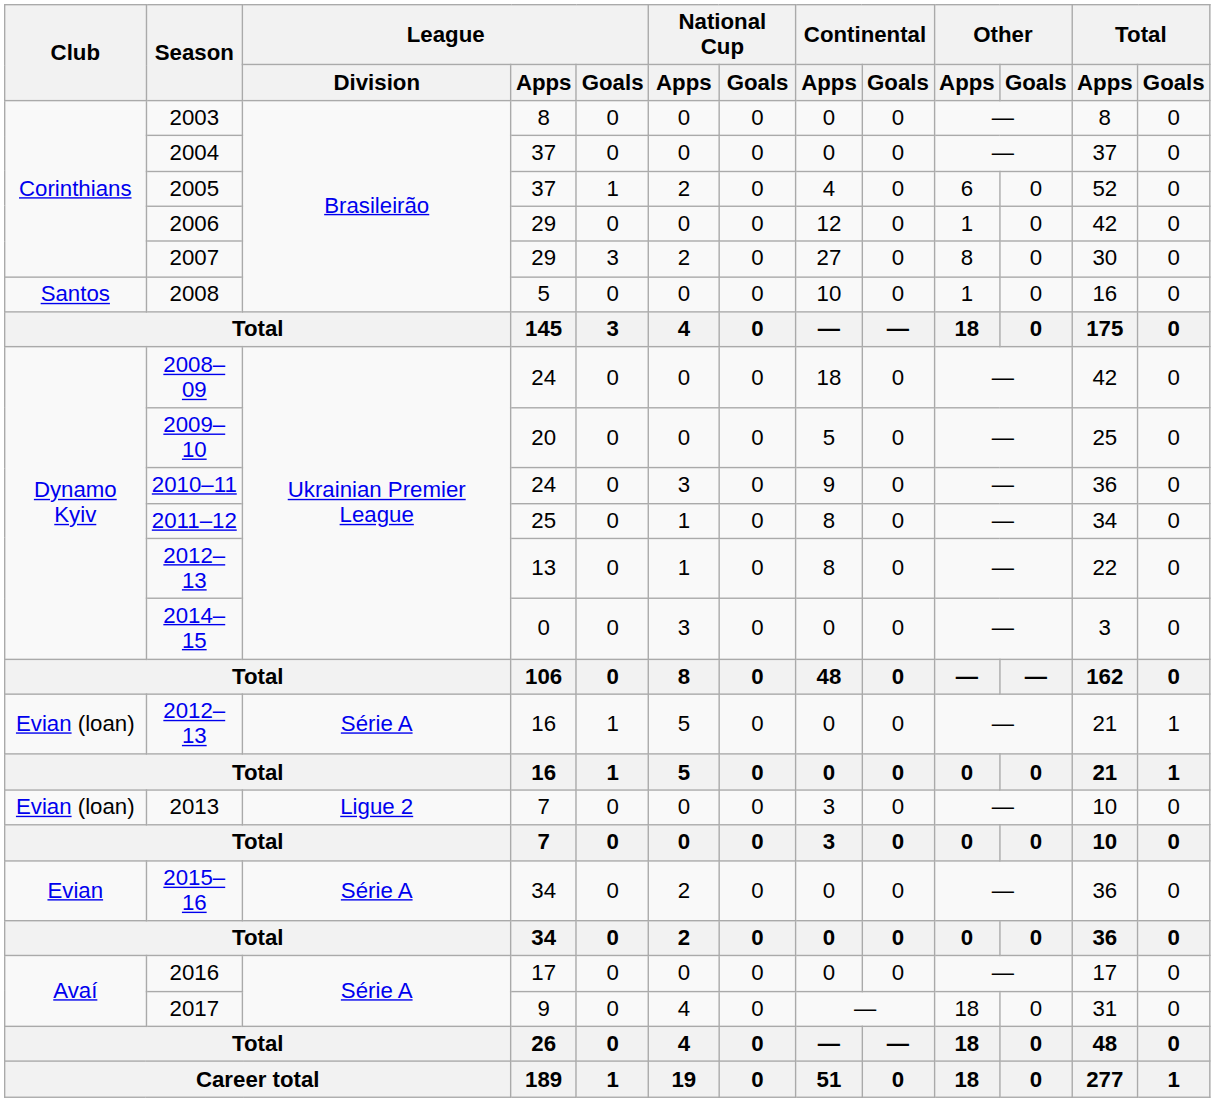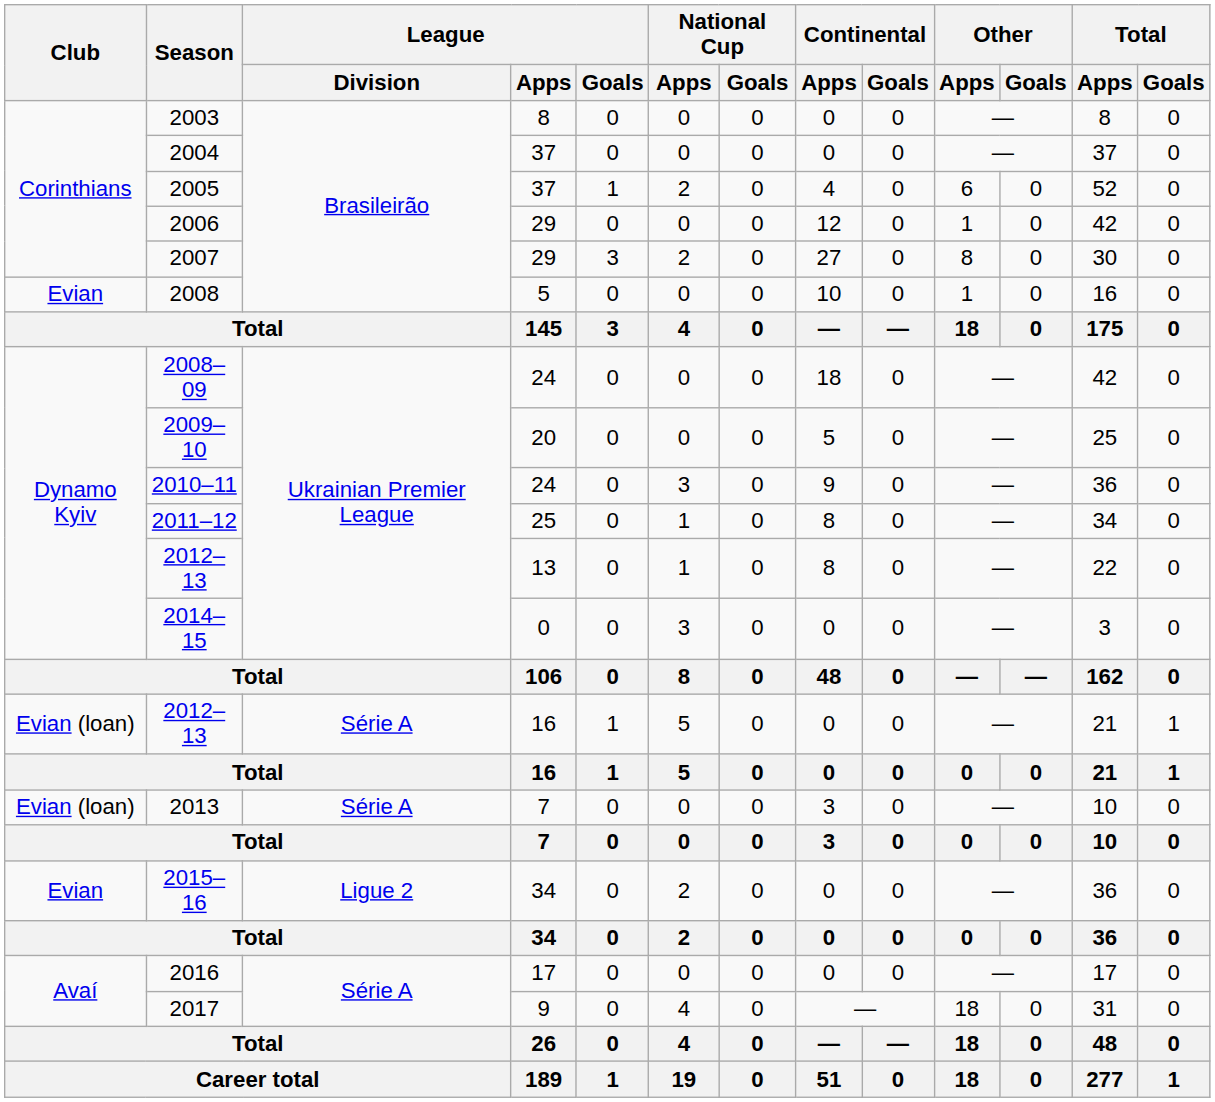(75, 294) Santos -> (75, 294) Evian
(377, 807) Ligue 2 -> (377, 807) Série A
(377, 890) Série A -> (377, 890) Ligue 2
